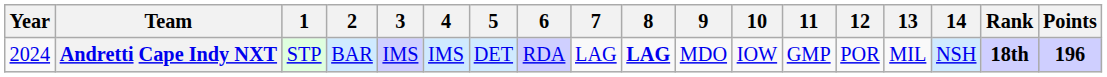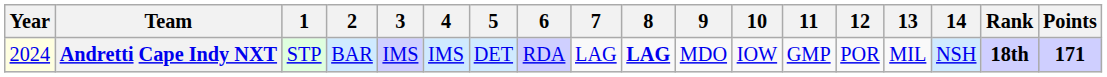(30, 54) no background -> (30, 54) lightyellow background
(1070, 54) 196 -> (1070, 54) 171
